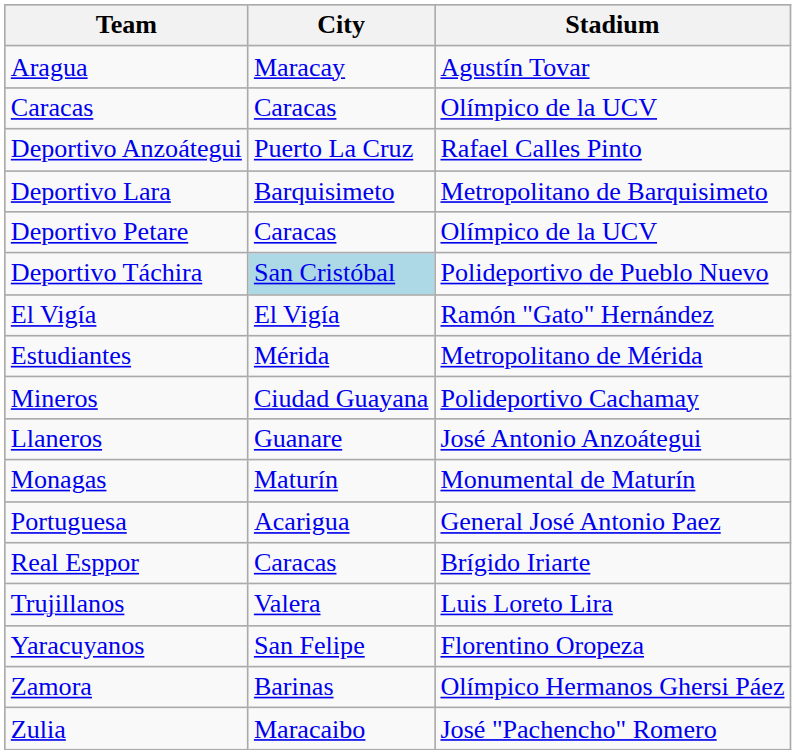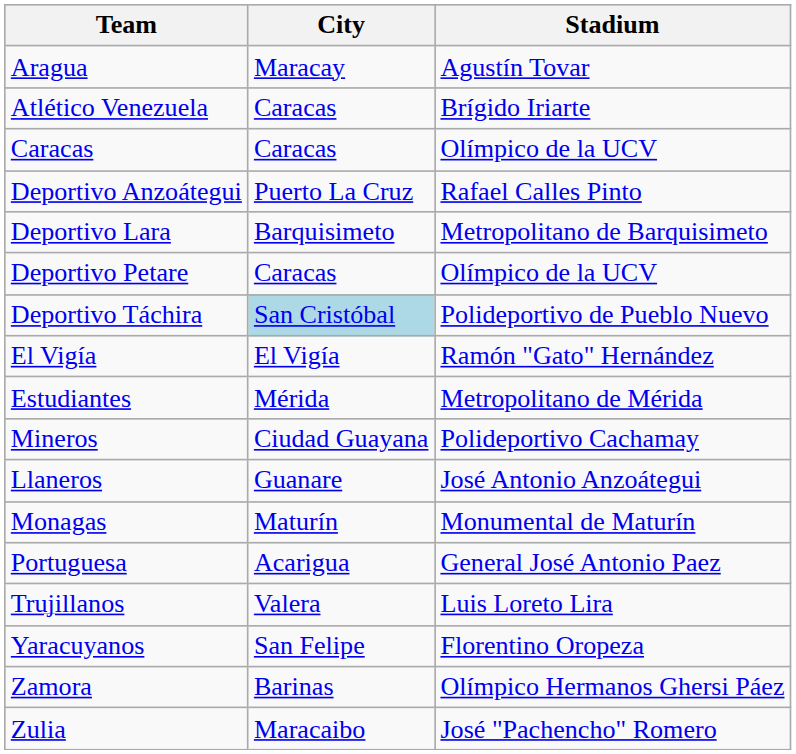+ row: (109, 107)
- row: (75, 562)
